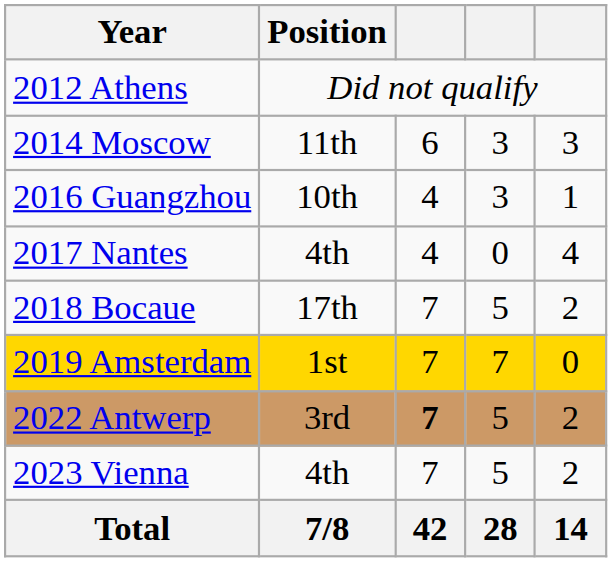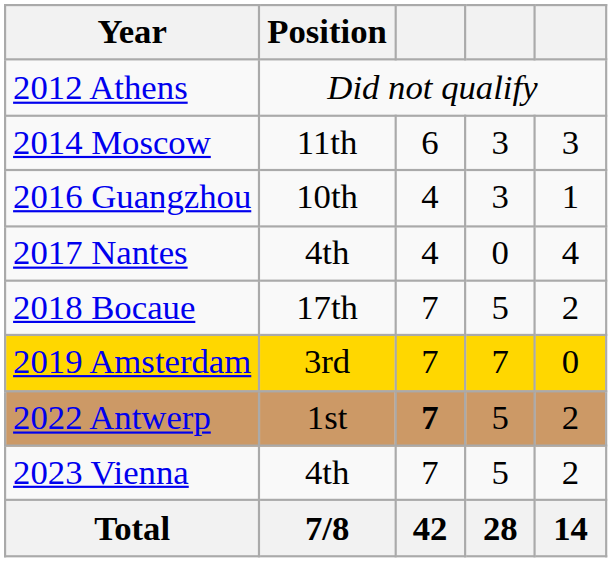(327, 362) 1st -> (327, 362) 3rd
(327, 417) 3rd -> (327, 417) 1st
